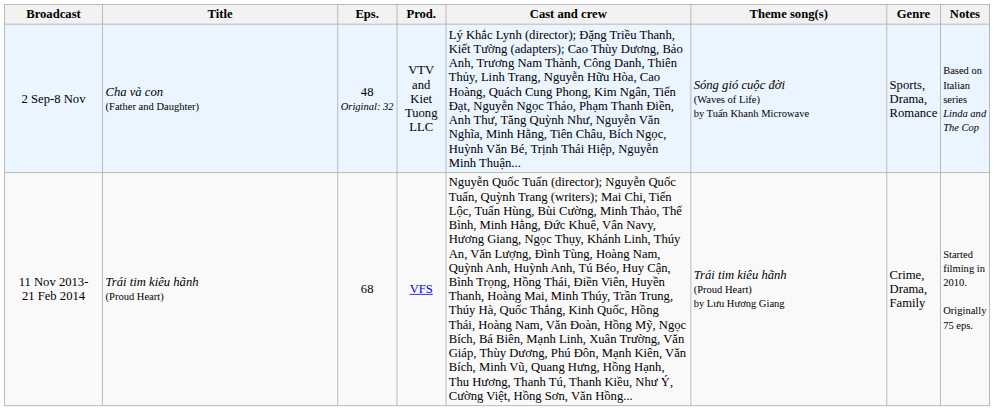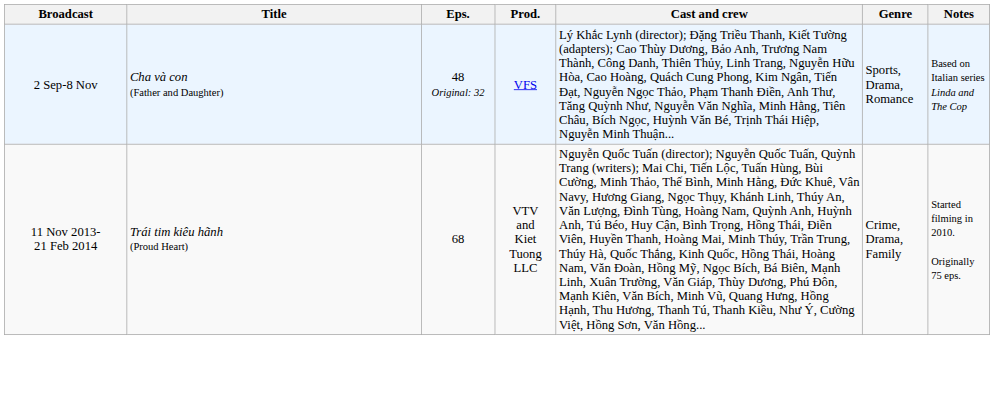- column: (789, 14)
(421, 98) VTV and Kiet Tuong LLC -> (525, 84) VFS
(421, 289) VFS -> (525, 239) VTV and Kiet Tuong LLC
